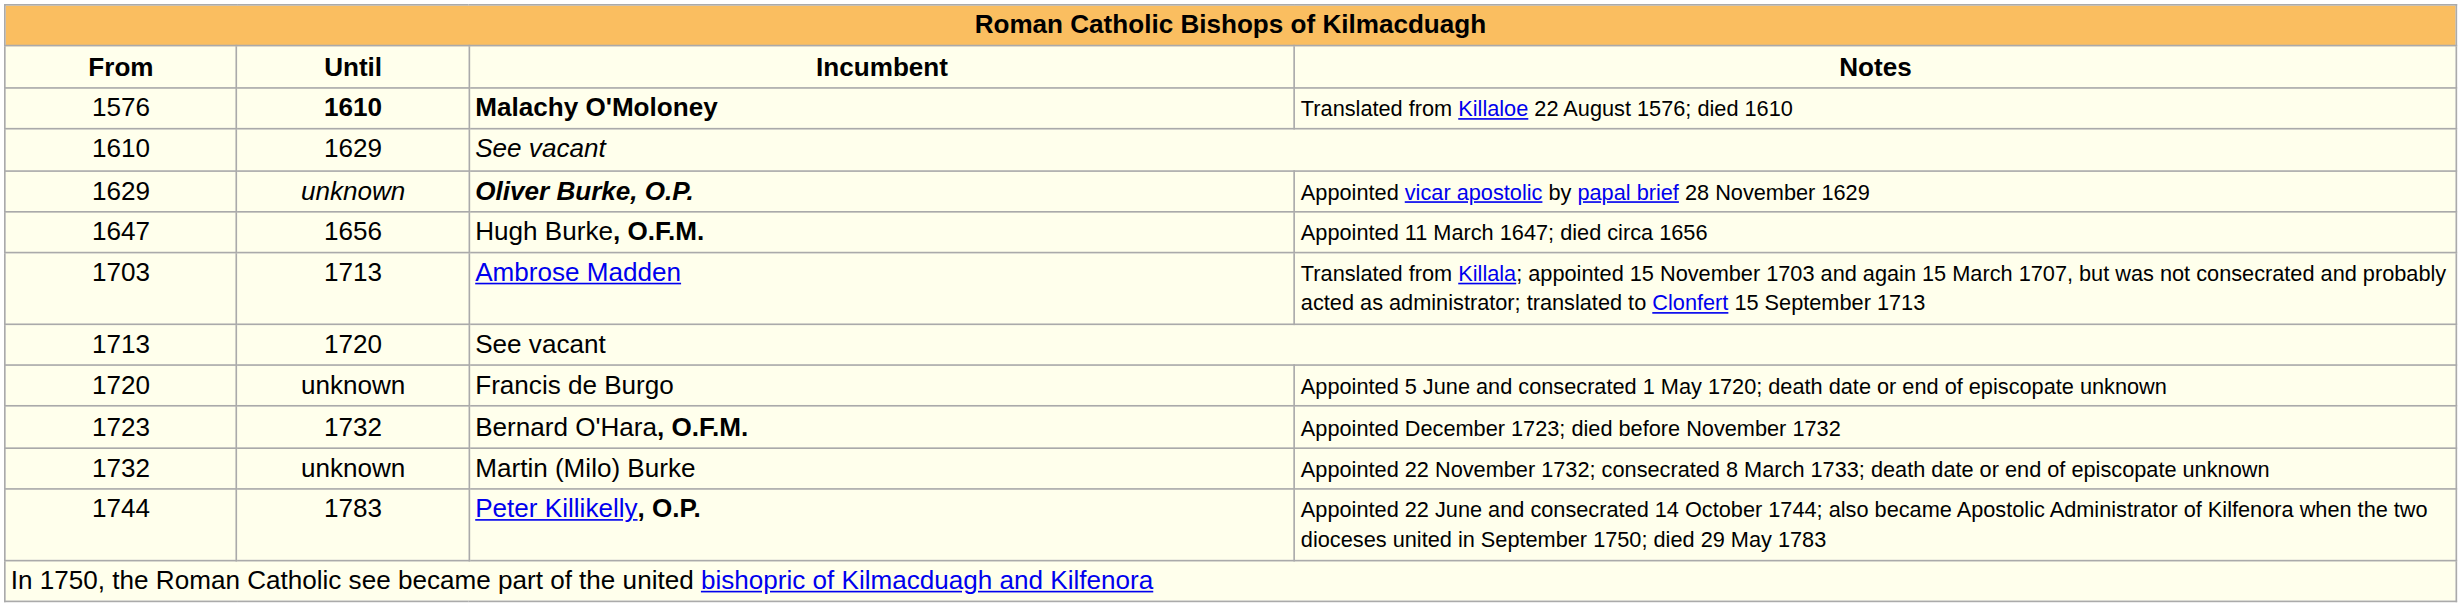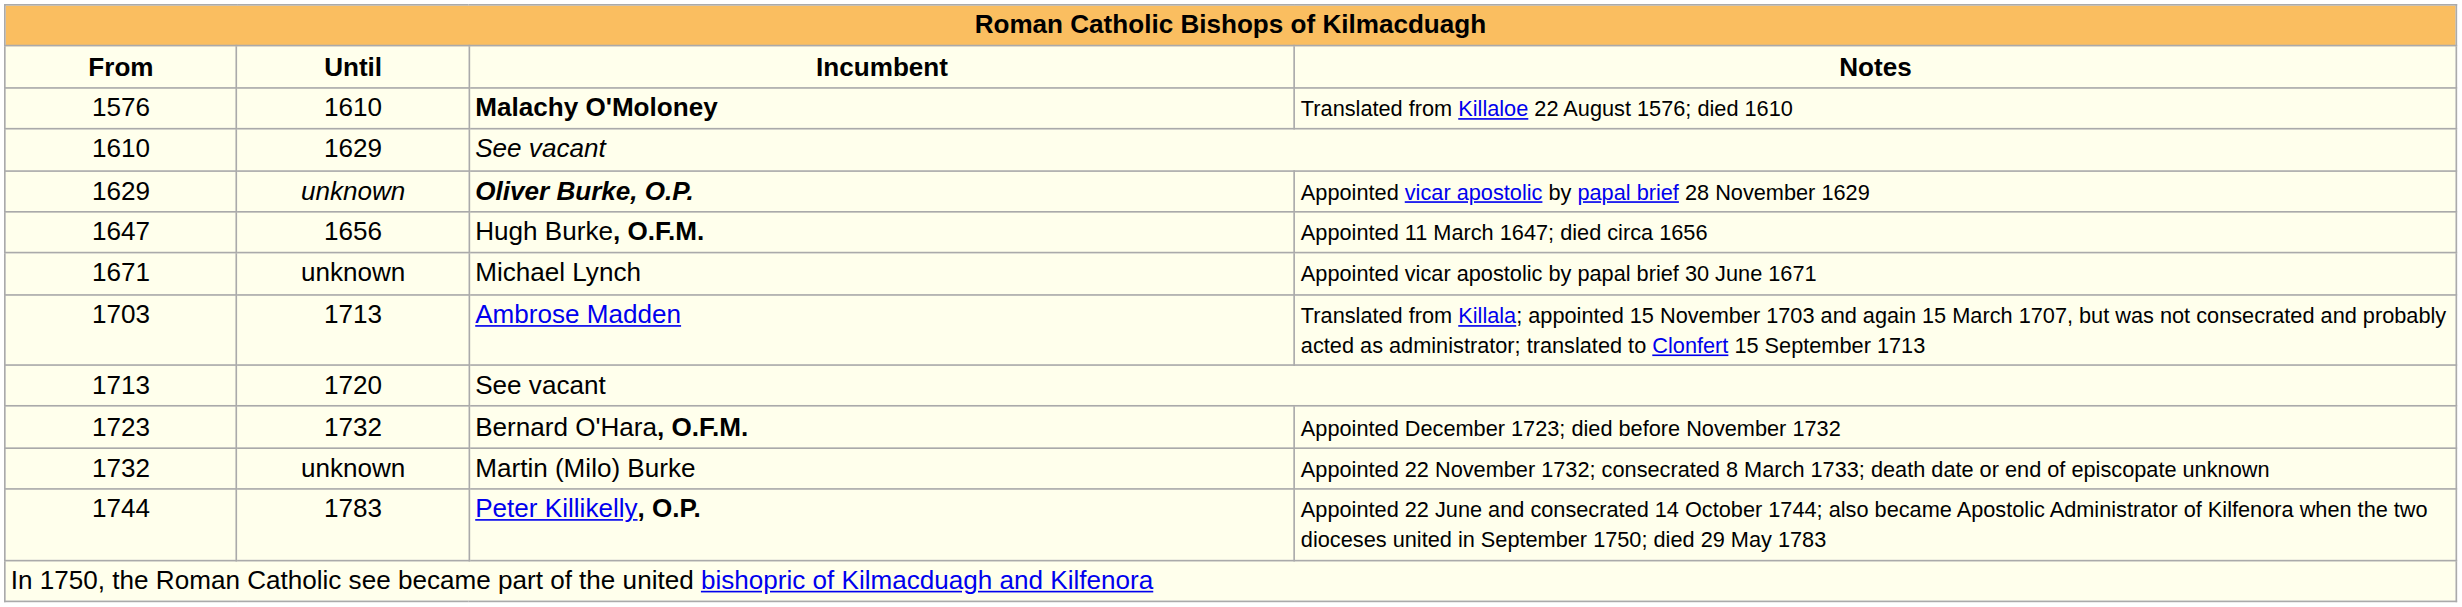(353, 107) bold -> (353, 107) normal
+ row: (121, 273)
- row: (121, 385)
